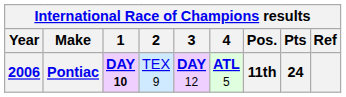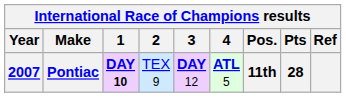(24, 72) 2006 -> (24, 72) 2007
(295, 72) 24 -> (295, 72) 28
